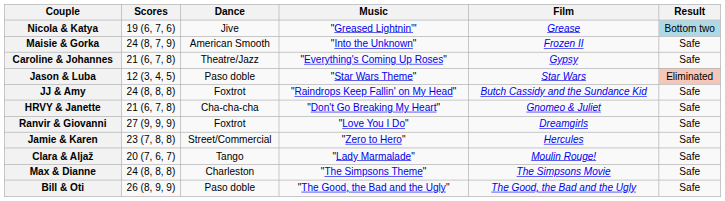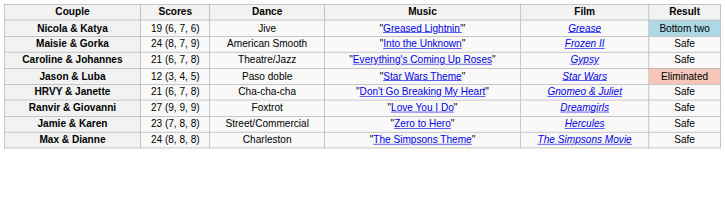- row: (63, 92)
- row: (63, 156)
- row: (63, 188)
